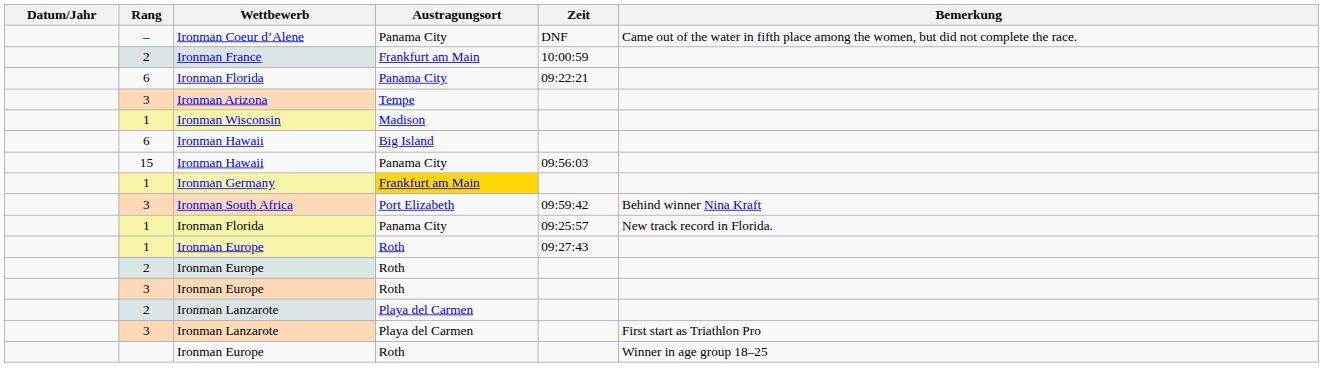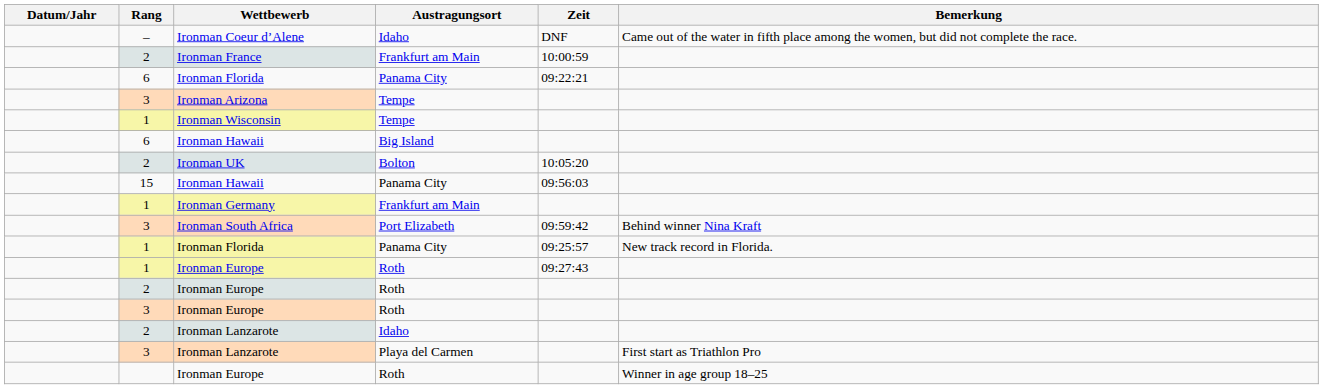(413, 36) Panama City -> (394, 36) Idaho
(402, 120) Madison -> (397, 120) Tempe
+ row: (146, 162)
(429, 183) gold background -> (429, 204) no background
(426, 309) Playa del Carmen -> (394, 330) Idaho
